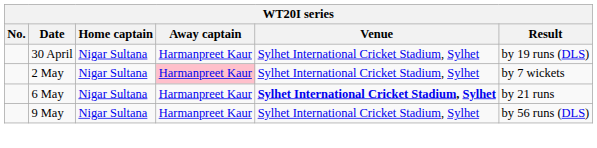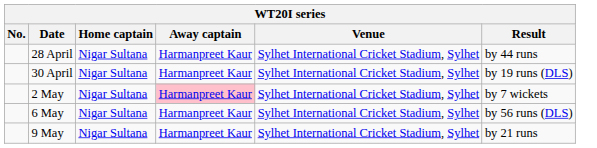+ row: (52, 53)
(377, 93) bold -> (368, 113) normal
(528, 93) by 21 runs -> (529, 113) by 56 runs (DLS)
(545, 113) by 56 runs (DLS) -> (511, 133) by 21 runs
